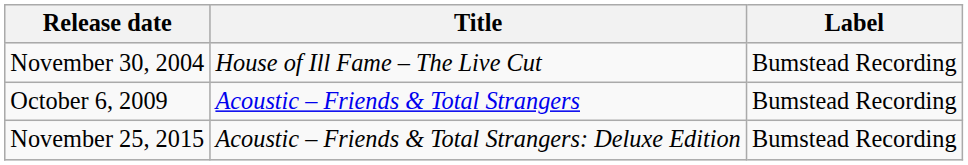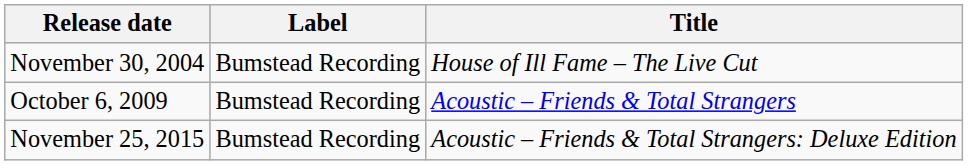columns swapped: (478, 23) <-> (854, 23)
